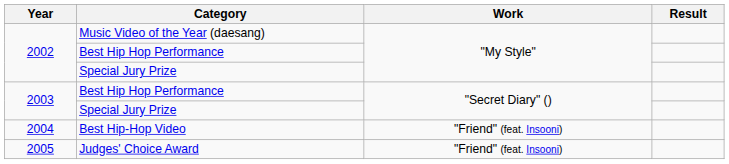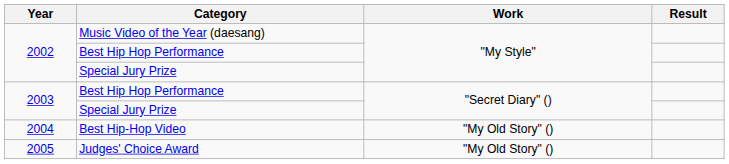(508, 129) "Friend" (feat. Insooni) -> (508, 129) "My Old Story" ()
(508, 149) "Friend" (feat. Insooni) -> (508, 149) "My Old Story" ()
